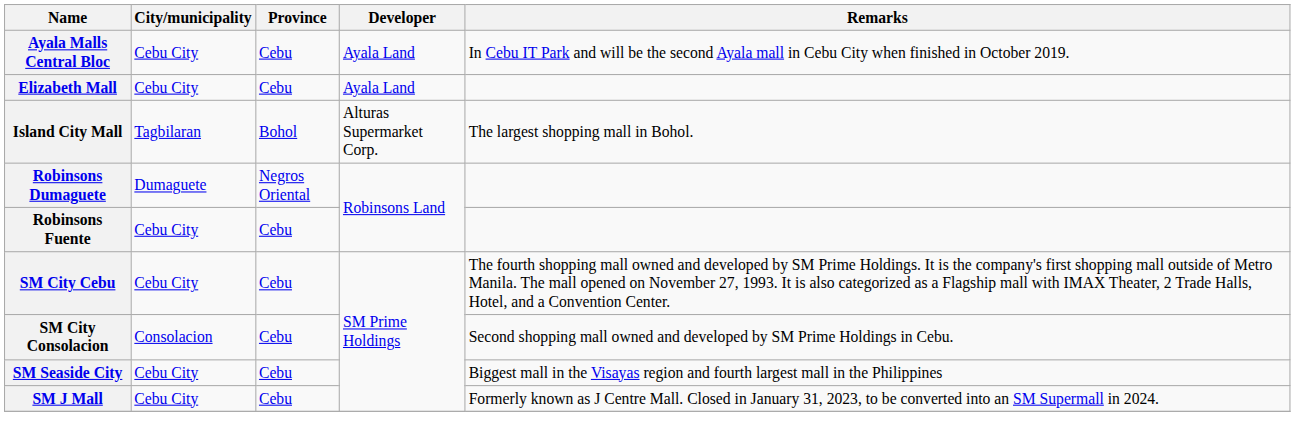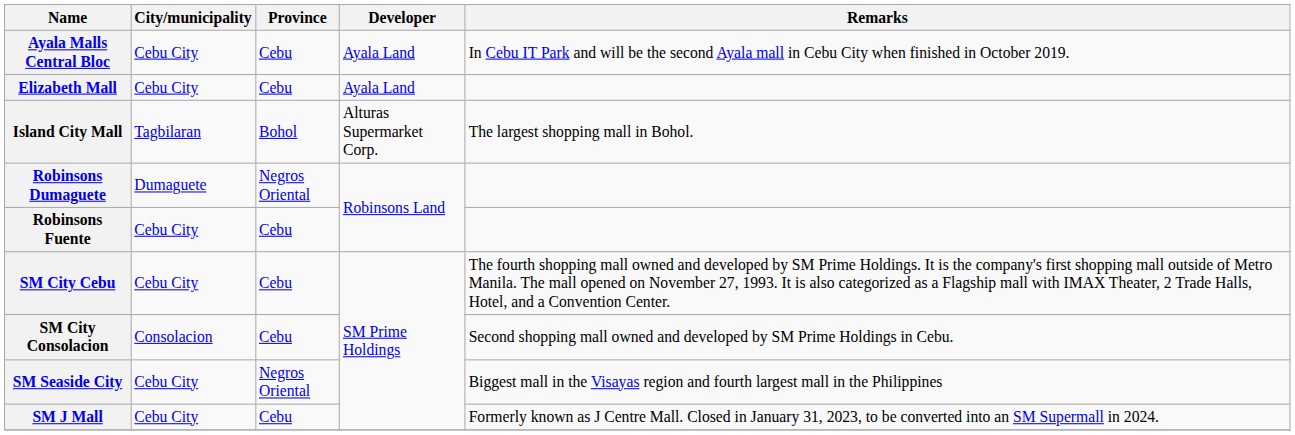(275, 372) Cebu -> (285, 381) Negros Oriental
